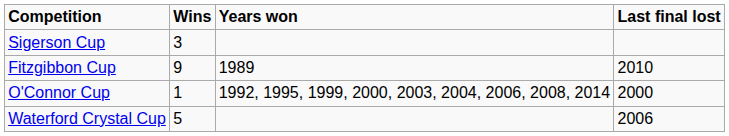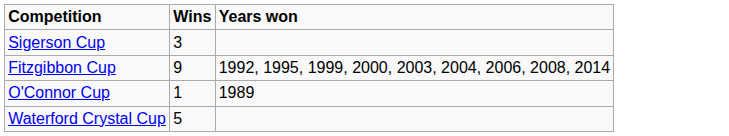- column: (669, 17)
(236, 67) 1989 -> (414, 67) 1992, 1995, 1999, 2000, 2003, 2004, 2006, 2008, 2014
(414, 93) 1992, 1995, 1999, 2000, 2003, 2004, 2006, 2008, 2014 -> (236, 93) 1989
